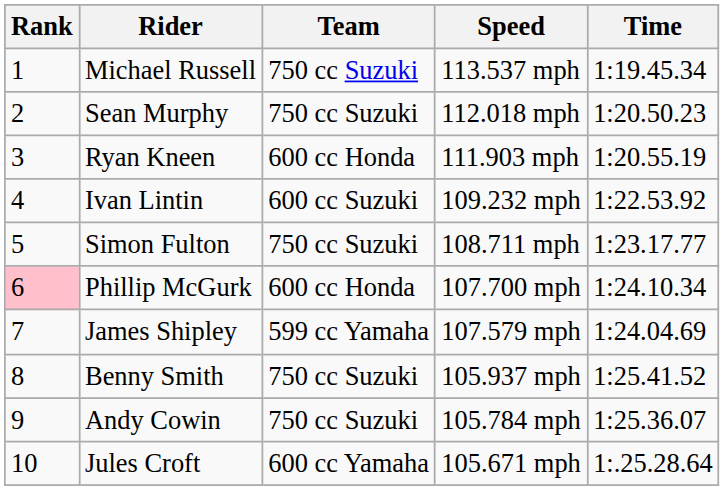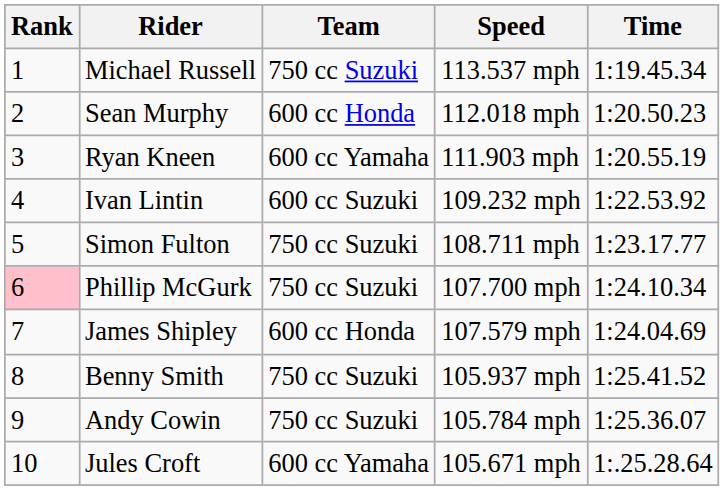(343, 113) 750 cc Suzuki -> (342, 113) 600 cc Honda
(342, 157) 600 cc Honda -> (349, 157) 600 cc Yamaha
(342, 288) 600 cc Honda -> (343, 288) 750 cc Suzuki
(349, 331) 599 cc Yamaha -> (342, 331) 600 cc Honda
